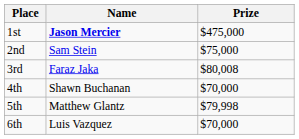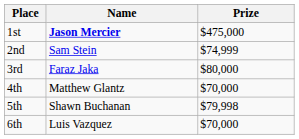(219, 50) $75,000 -> (219, 50) $74,999
(219, 69) $80,008 -> (219, 69) $80,000
(90, 87) Shawn Buchanan -> (87, 87) Matthew Glantz
(87, 106) Matthew Glantz -> (90, 106) Shawn Buchanan
